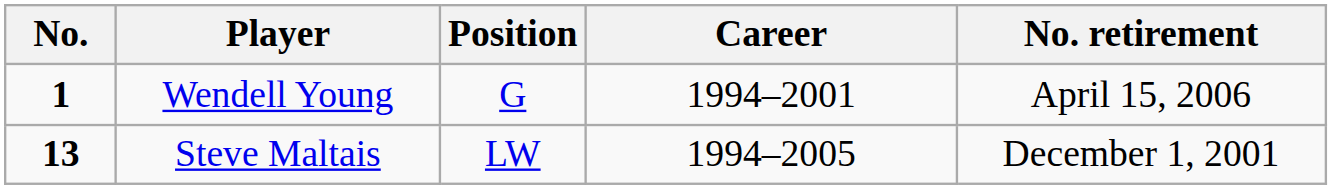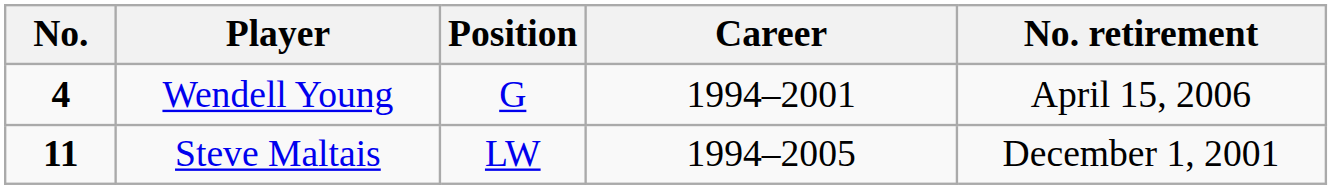(61, 93) 1 -> (61, 93) 4
(61, 153) 13 -> (61, 153) 11
